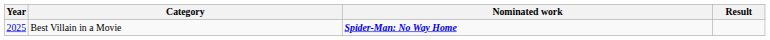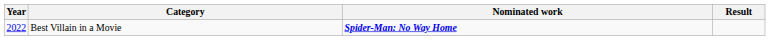(16, 27) 2025 -> (16, 27) 2022
